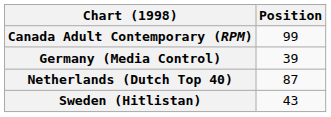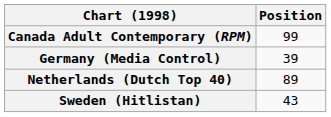(291, 79) 87 -> (291, 79) 89
